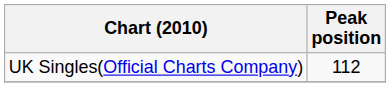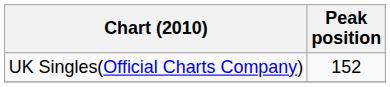(346, 67) 112 -> (346, 67) 152
